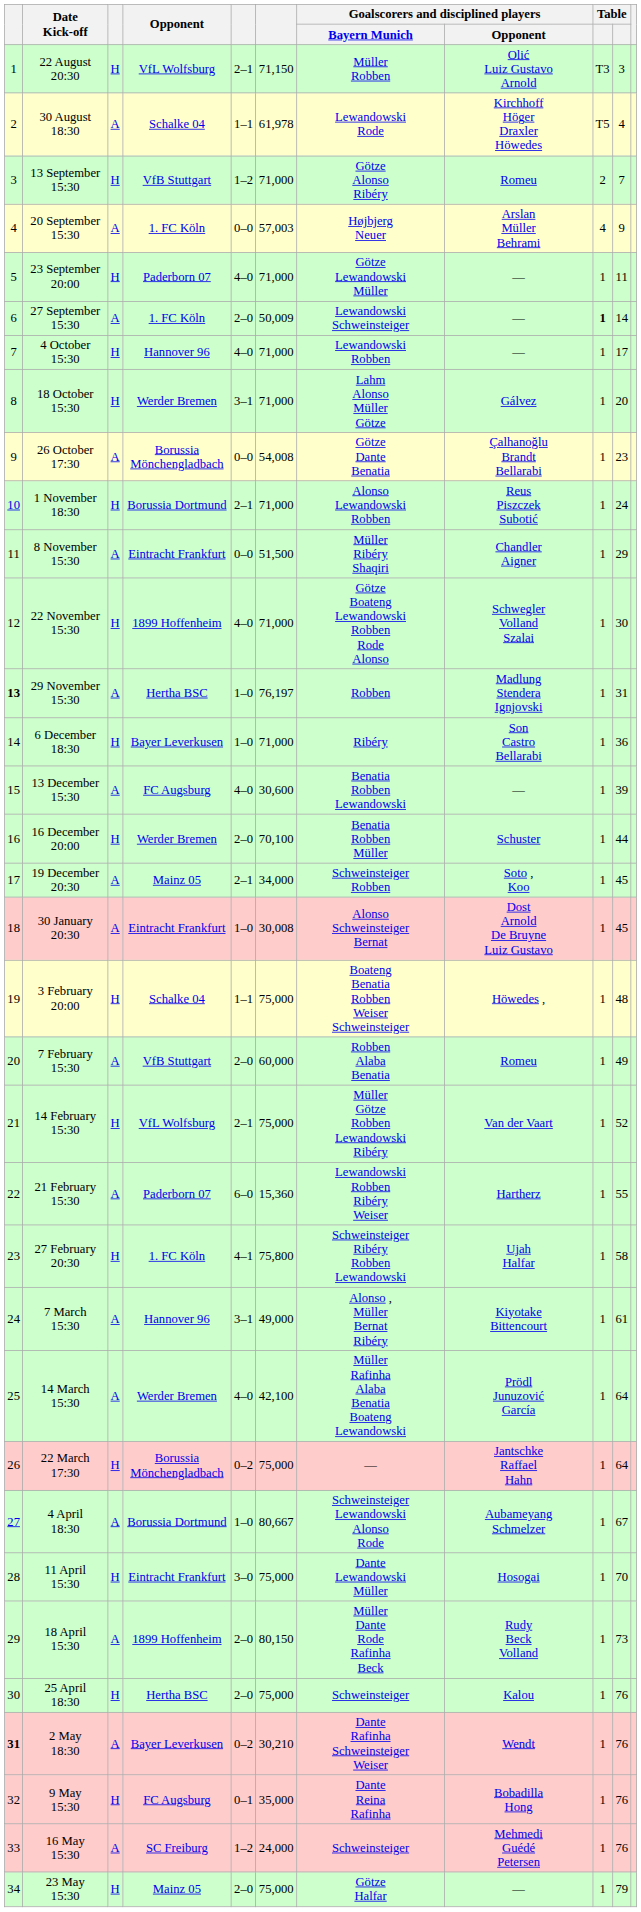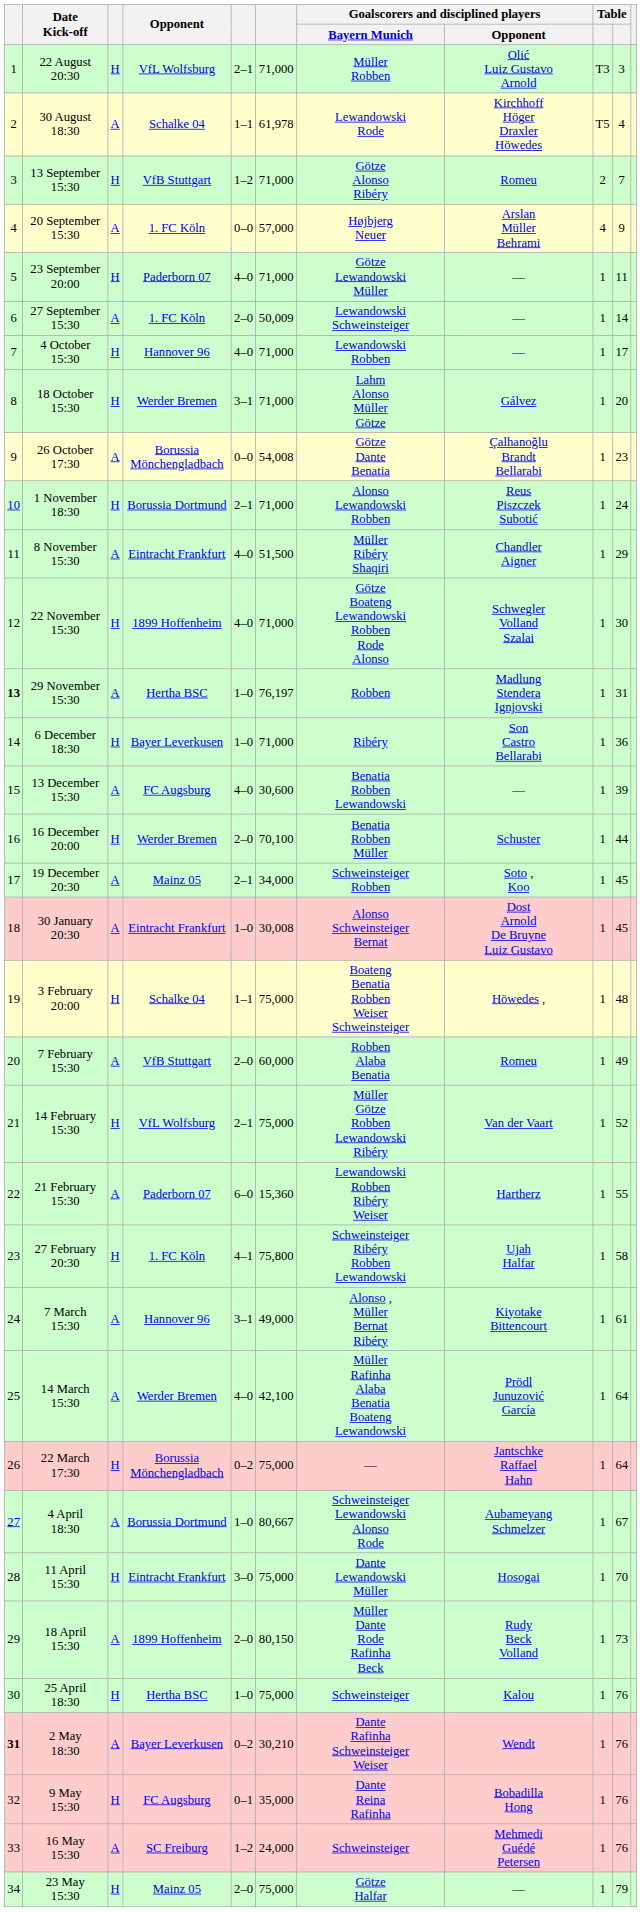(276, 68) 71,150 -> (276, 68) 71,000
(276, 228) 57,003 -> (276, 228) 57,000
(603, 318) bold -> (603, 318) normal
(244, 553) 0–0 -> (244, 553) 4–0
(244, 1695) 2–0 -> (244, 1695) 1–0
